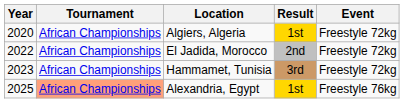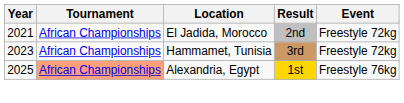- row: (206, 33)
(20, 51) 2022 -> (20, 33) 2021
